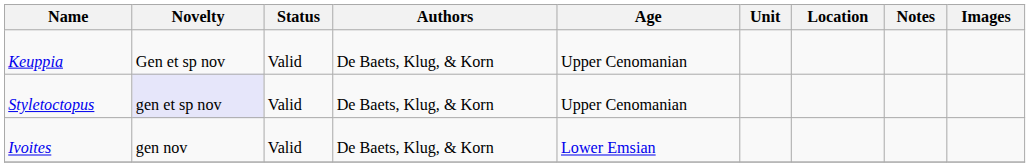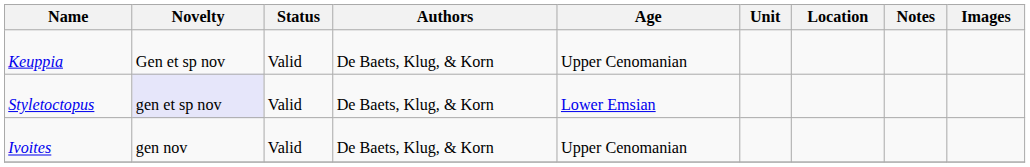(624, 104) Upper Cenomanian -> (608, 104) Lower Emsian
(608, 148) Lower Emsian -> (624, 148) Upper Cenomanian
